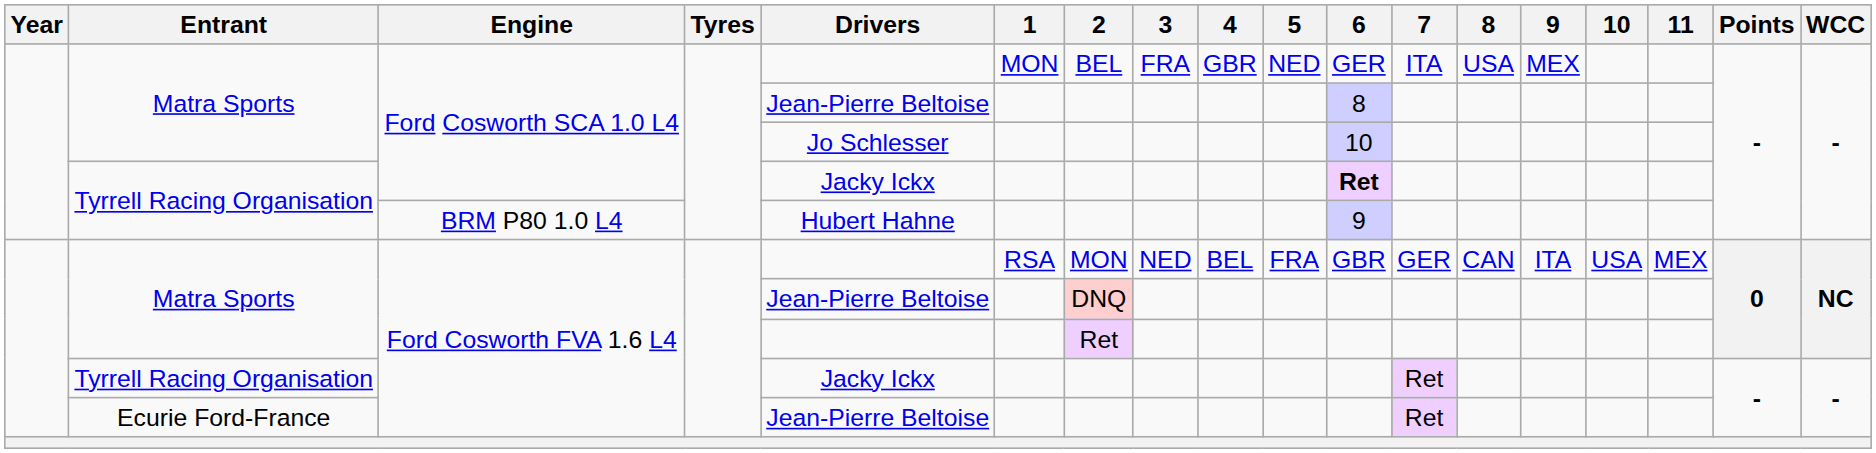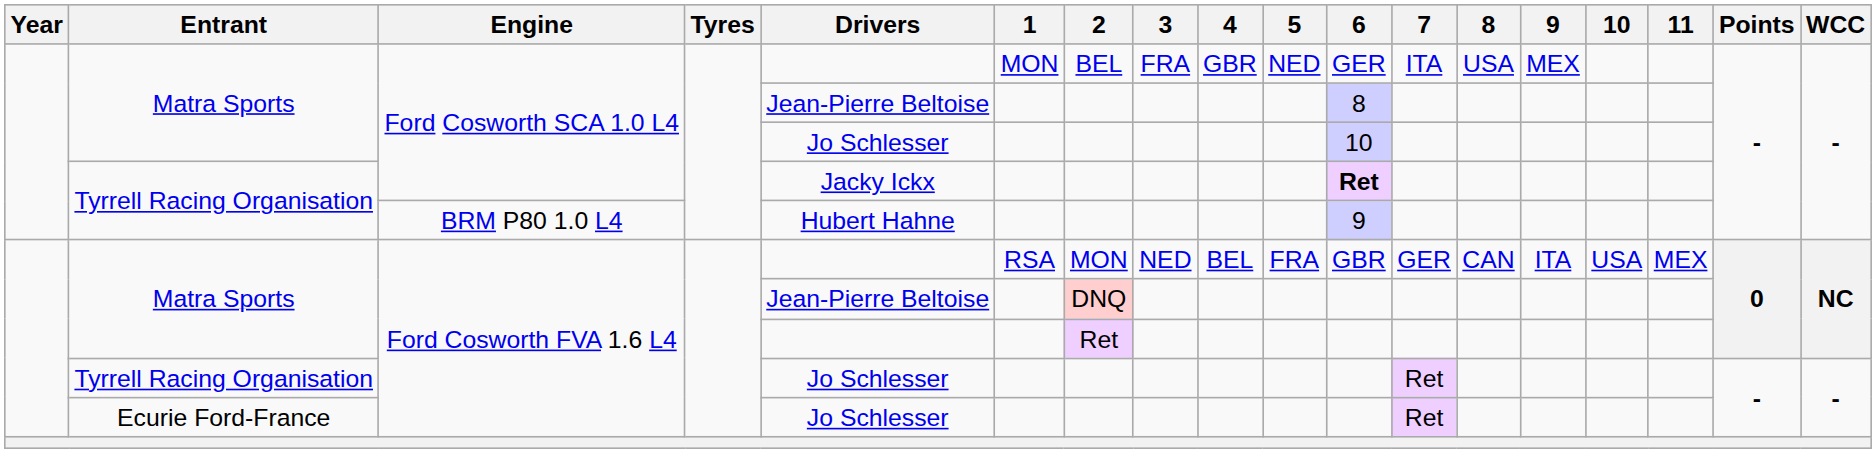(878, 378) Jacky Ickx -> (878, 378) Jo Schlesser
(878, 417) Jean-Pierre Beltoise -> (878, 417) Jo Schlesser
